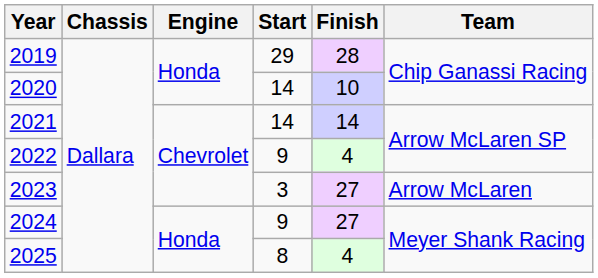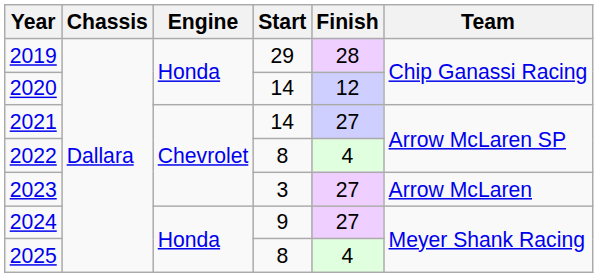(347, 89) 10 -> (347, 89) 12
(347, 122) 14 -> (347, 122) 27
(282, 156) 9 -> (282, 156) 8
